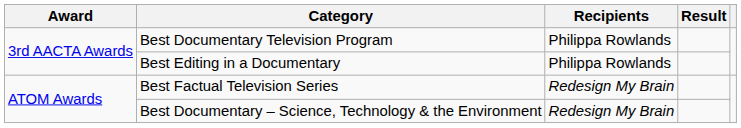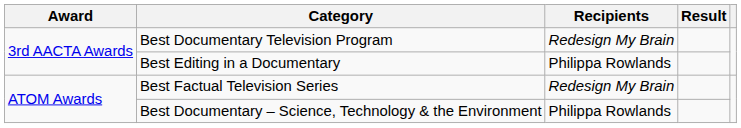(610, 39) Philippa Rowlands -> (611, 39) Redesign My Brain
(611, 110) Redesign My Brain -> (610, 110) Philippa Rowlands
